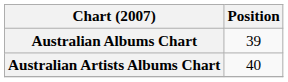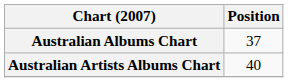(254, 40) 39 -> (254, 40) 37
